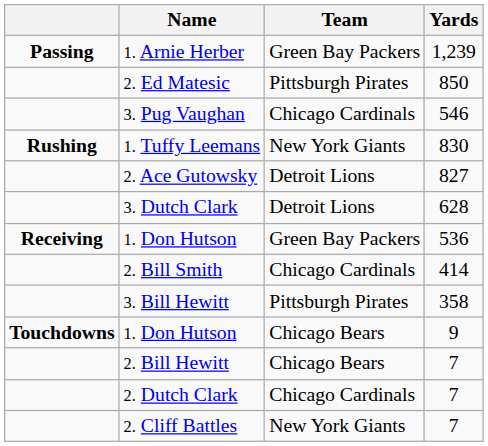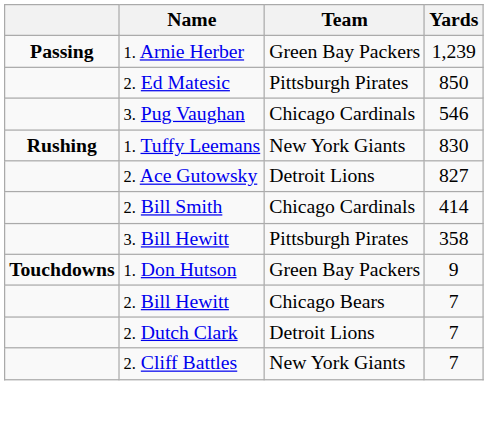- row: (181, 207)
- row: (180, 238)
(327, 332) Chicago Bears -> (345, 269) Green Bay Packers
(342, 394) Chicago Cardinals -> (322, 332) Detroit Lions
